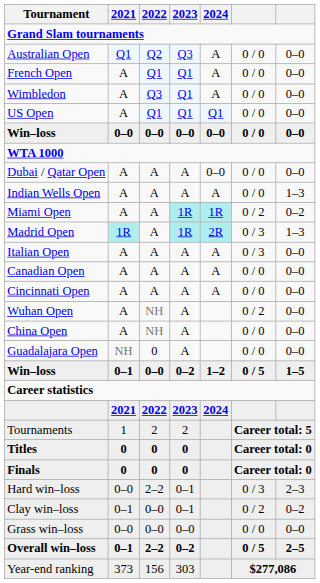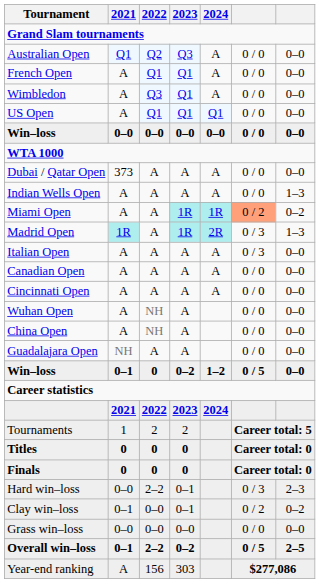(124, 172) A -> (124, 172) 373
(216, 172) 0–0 -> (216, 172) A
(253, 212) no background -> (253, 212) lightsalmon background
(253, 311) 0 / 2 -> (253, 311) 0 / 0
(154, 350) 0 -> (154, 350) A
(154, 370) 0–0 -> (154, 370) 0
(295, 370) 1–5 -> (295, 370) 0–0
(124, 568) 373 -> (124, 568) A
